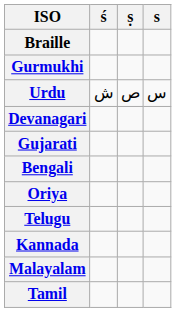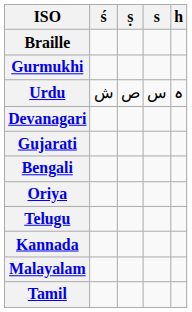+ column: (179, 17)
